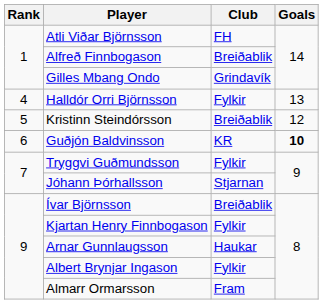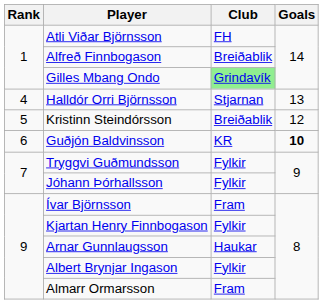(242, 78) no background -> (242, 78) lightgreen background
(230, 99) Fylkir -> (239, 99) Stjarnan
(239, 183) Stjarnan -> (230, 183) Fylkir
(243, 204) Breiðablik -> (229, 204) Fram
